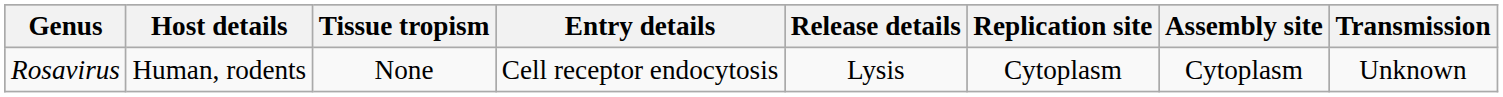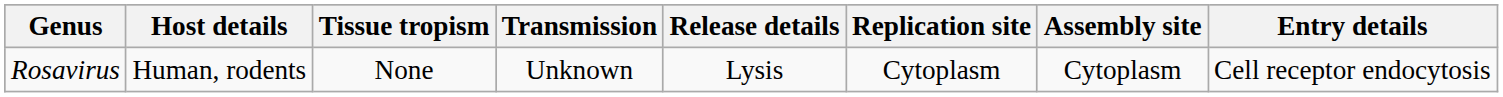columns swapped: (640, 26) <-> (1413, 26)
